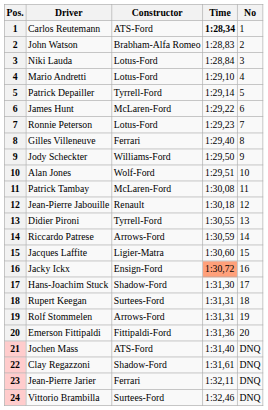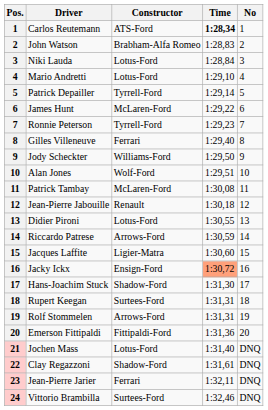(136, 124) Lotus-Ford -> (138, 124) Tyrrell-Ford
(138, 221) Tyrrell-Ford -> (136, 221) Lotus-Ford
(133, 349) ATS-Ford -> (136, 349) Lotus-Ford
